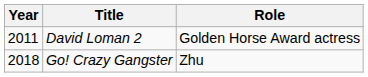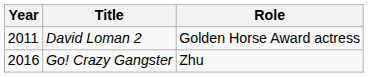(24, 60) 2018 -> (24, 60) 2016
